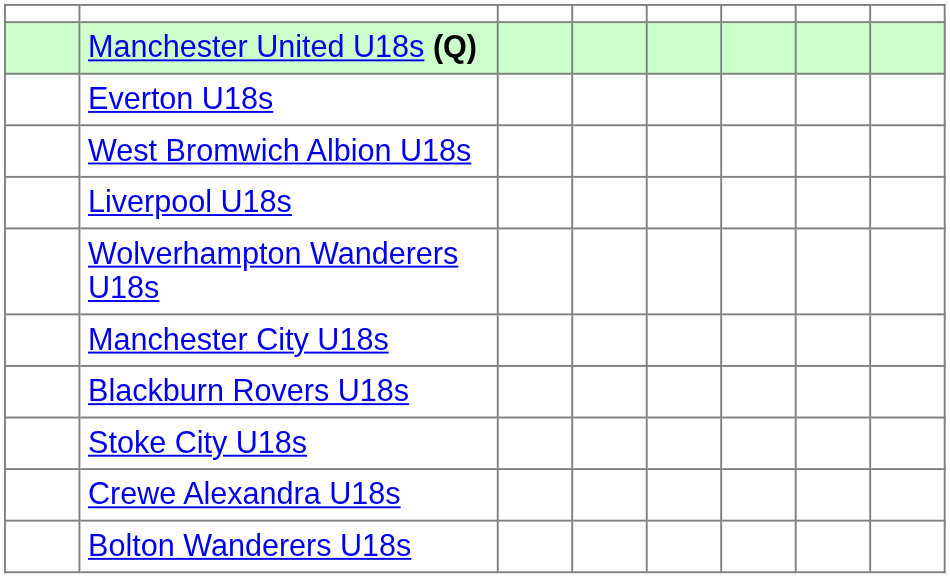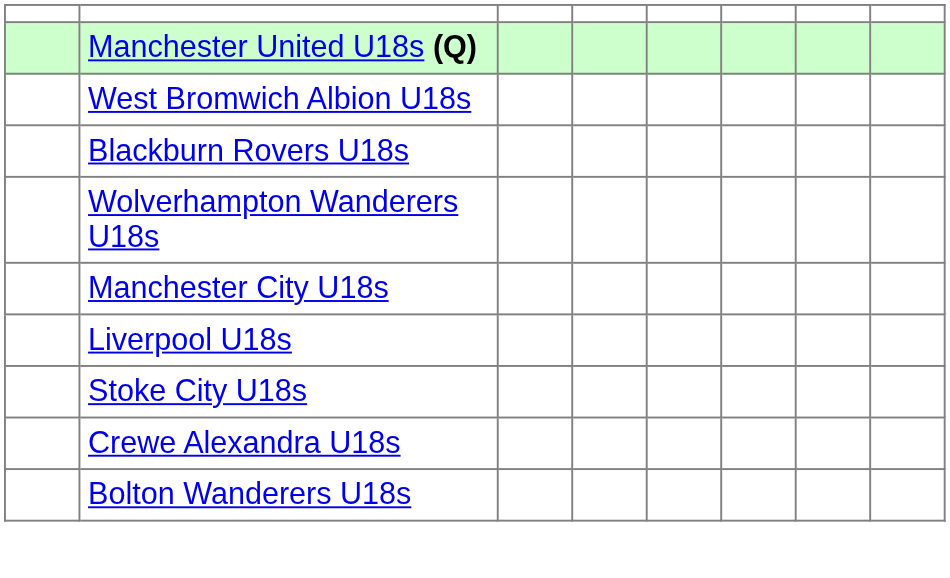- row: (181, 99)
rows swapped: (190, 202) <-> (249, 391)
